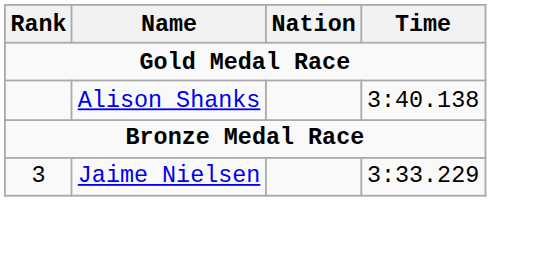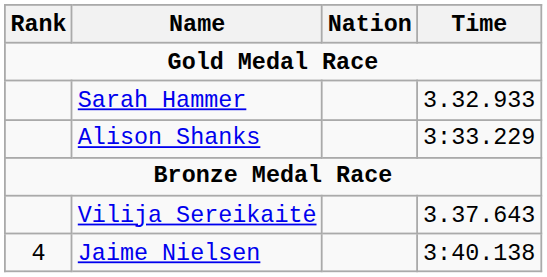+ row: (162, 100)
(423, 100) 3:40.138 -> (479, 138) 3:33.229
+ row: (197, 215)
(39, 177) 3 -> (39, 253) 4
(423, 177) 3:33.229 -> (479, 253) 3:40.138
